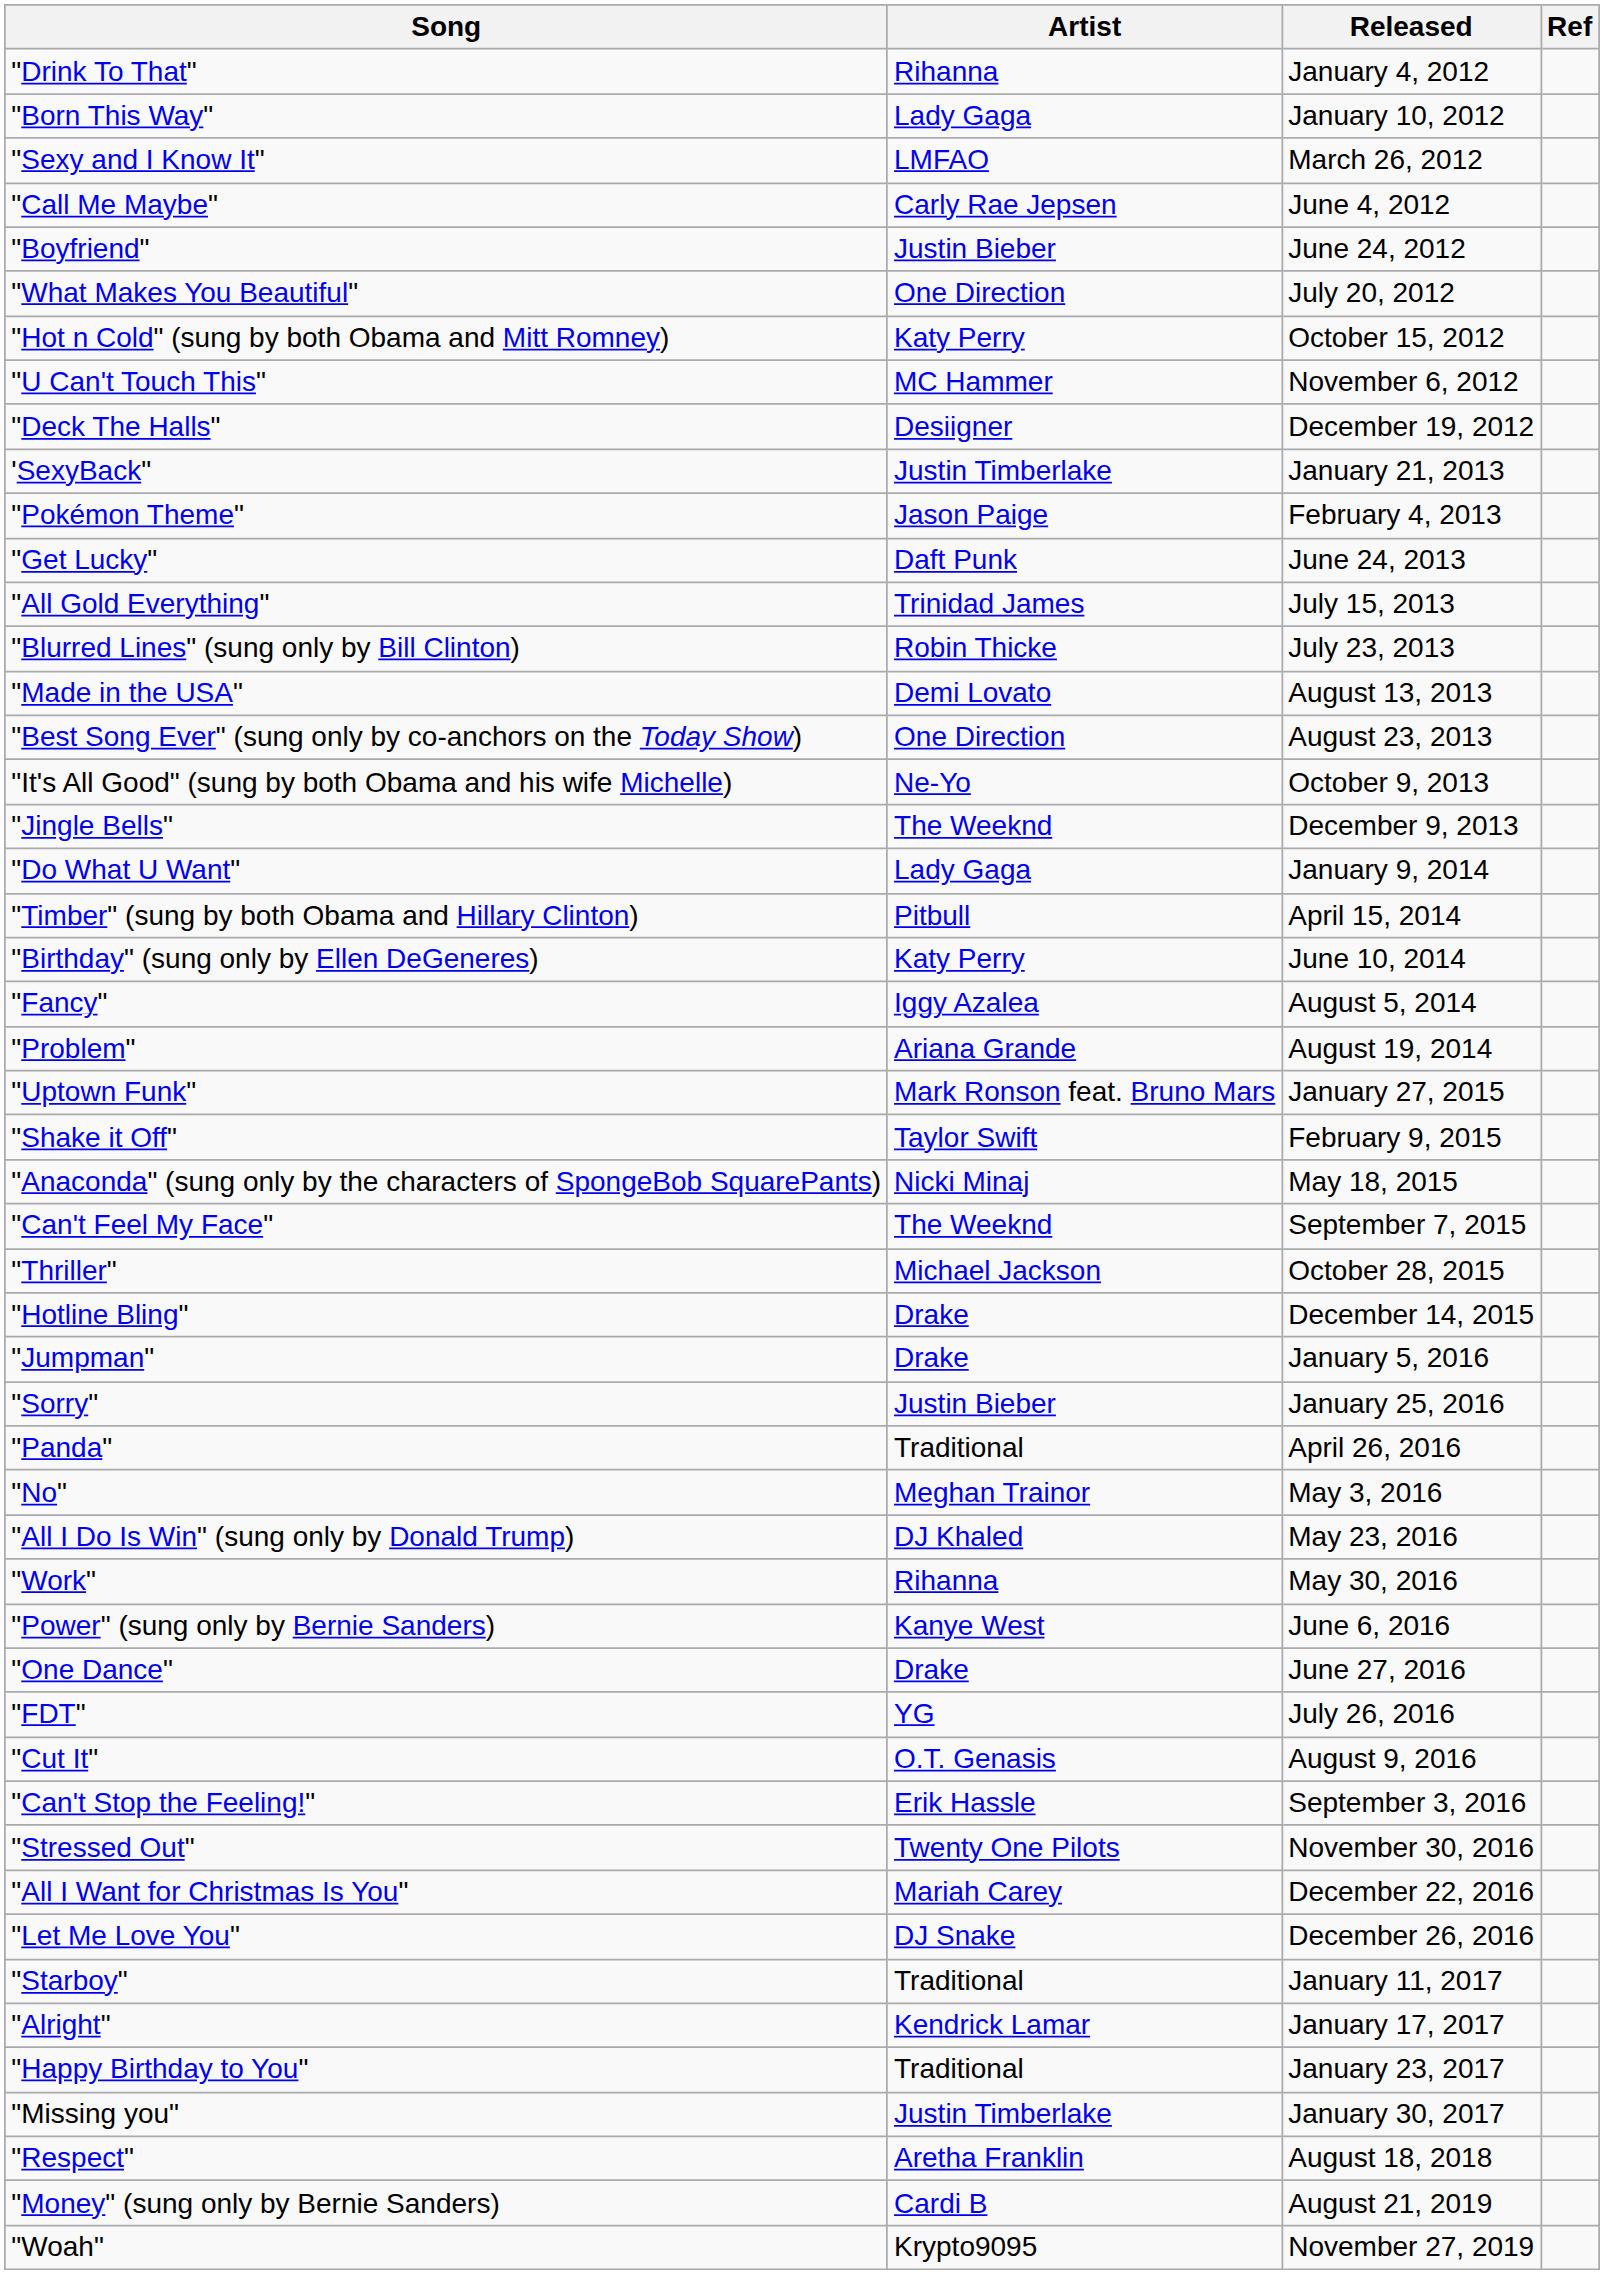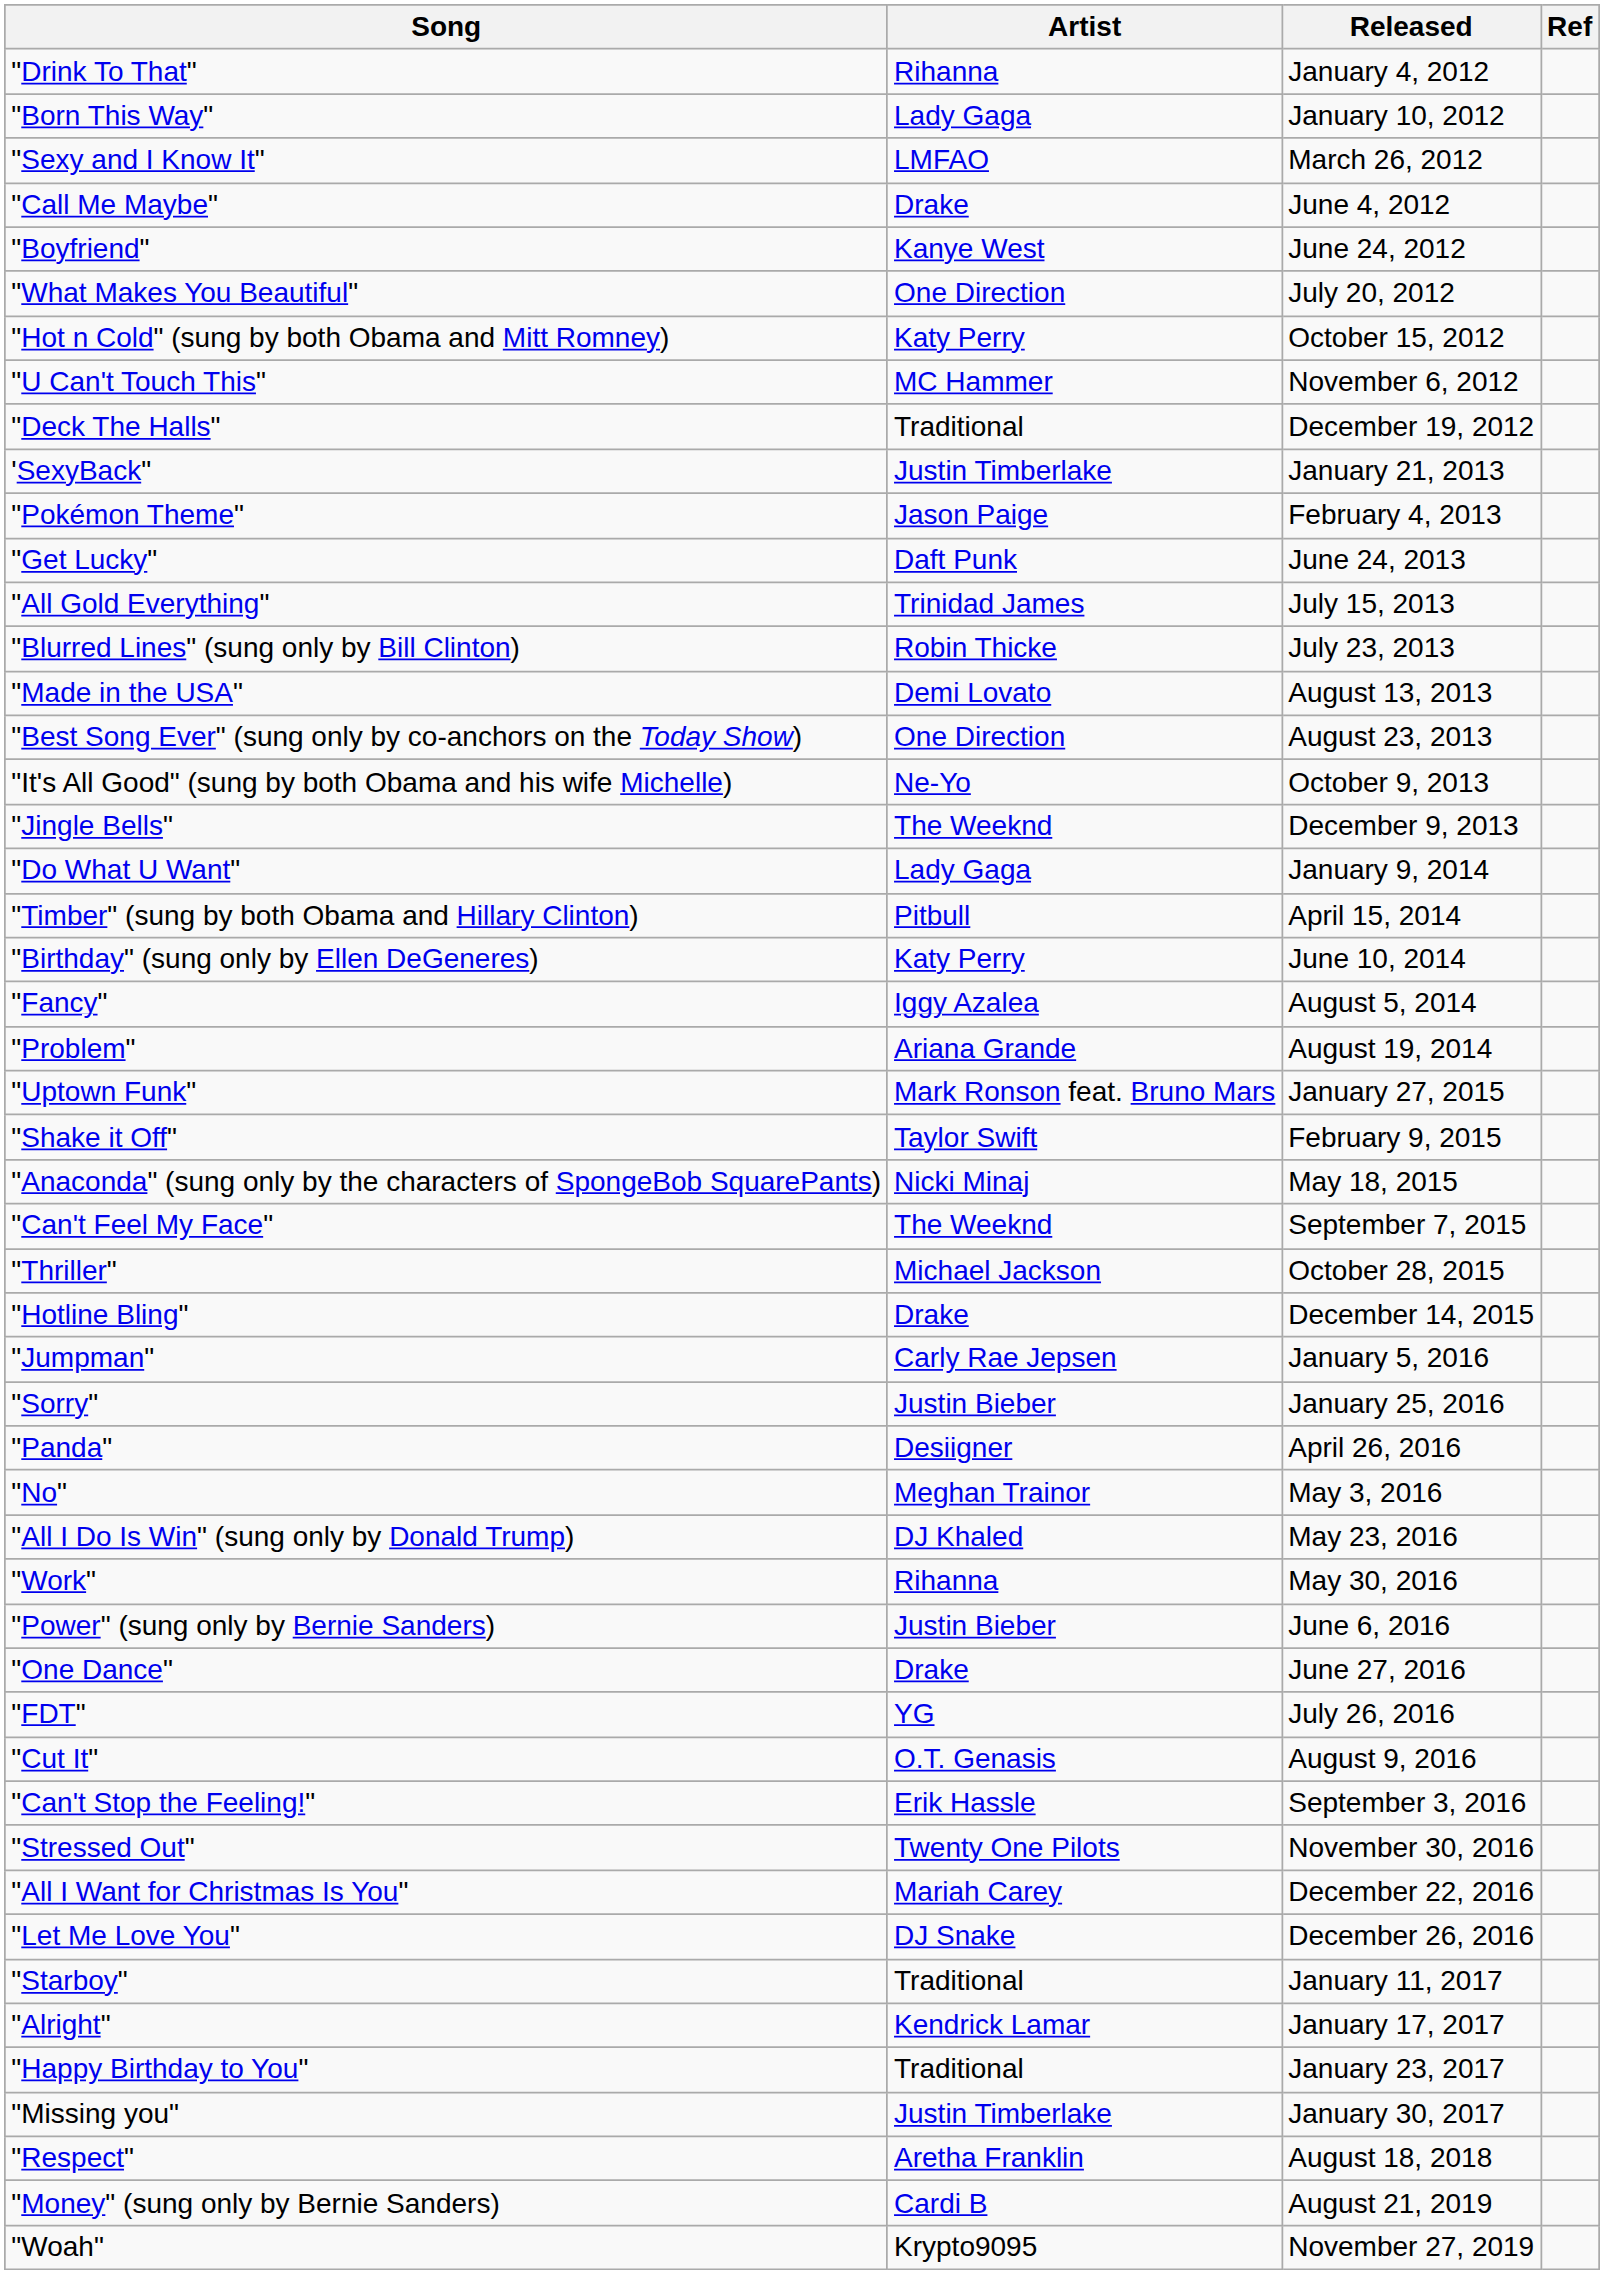(1005, 204) Carly Rae Jepsen -> (931, 204) Drake
(975, 248) Justin Bieber -> (969, 248) Kanye West
(953, 426) Desiigner -> (959, 426) Traditional
(931, 1358) Drake -> (1005, 1358) Carly Rae Jepsen
(959, 1447) Traditional -> (953, 1447) Desiigner
(969, 1625) Kanye West -> (975, 1625) Justin Bieber
